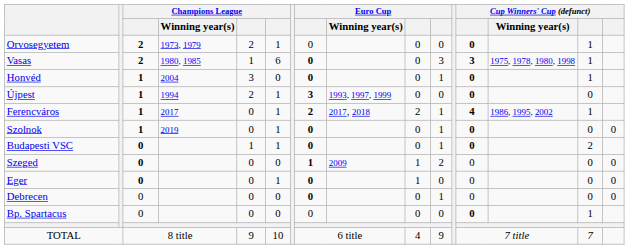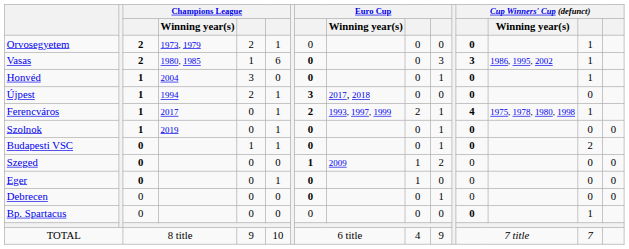(533, 61) 1975, 1978, 1980, 1998 -> (521, 61) 1986, 1995, 2002
(360, 95) 1993, 1997, 1999 -> (349, 95) 2017, 2018
(349, 112) 2017, 2018 -> (360, 112) 1993, 1997, 1999
(521, 112) 1986, 1995, 2002 -> (533, 112) 1975, 1978, 1980, 1998
